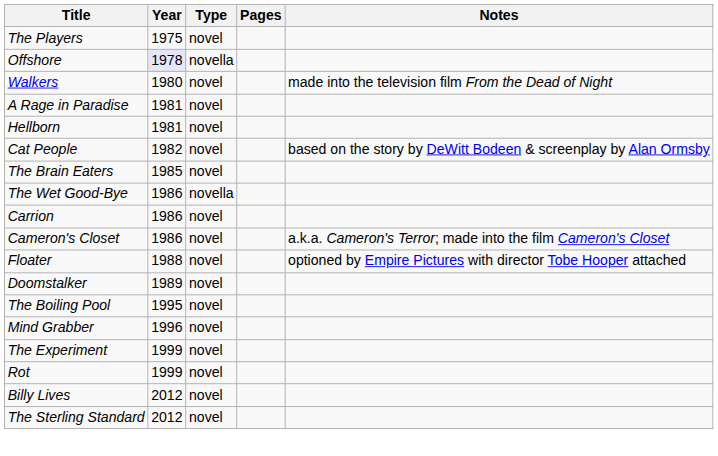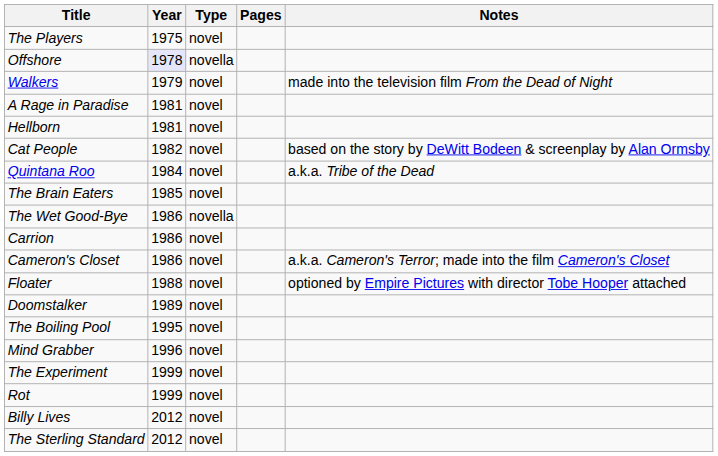(167, 82) 1980 -> (167, 82) 1979
+ row: (51, 171)
